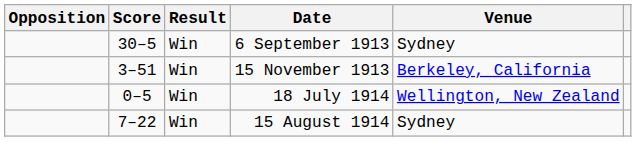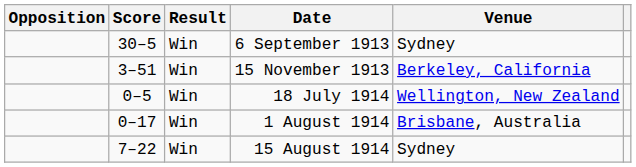+ row: (327, 123)
